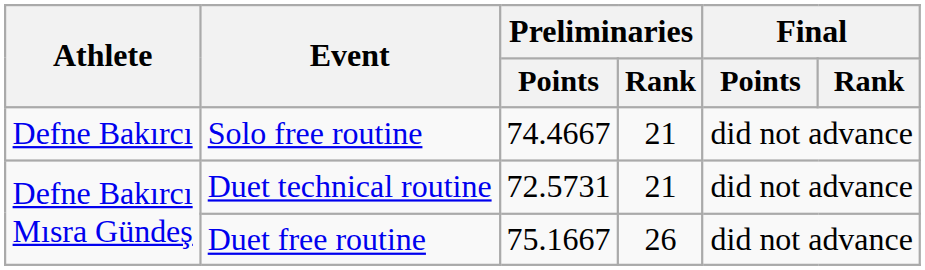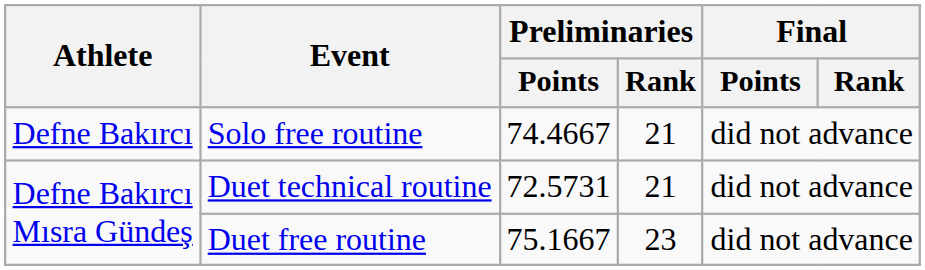(661, 239) 26 -> (661, 239) 23
